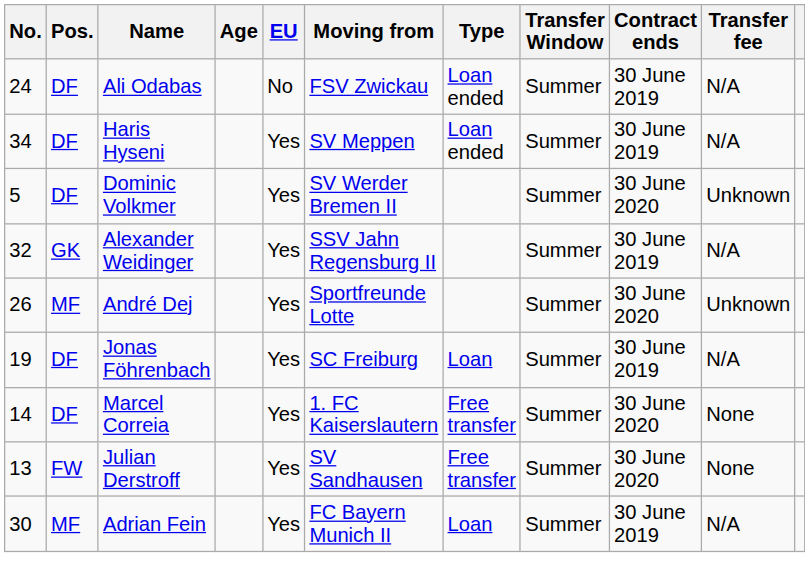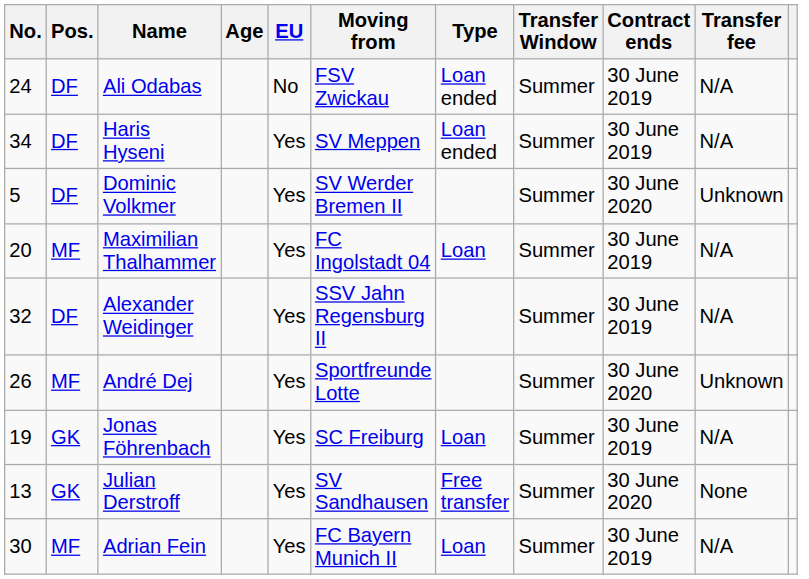+ row: (160, 250)
(66, 250) GK -> (64, 316) DF
(64, 359) DF -> (66, 437) GK
- row: (136, 414)
(67, 469) FW -> (66, 491) GK
